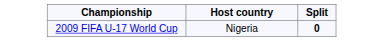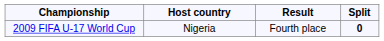+ column: (298, 12)
